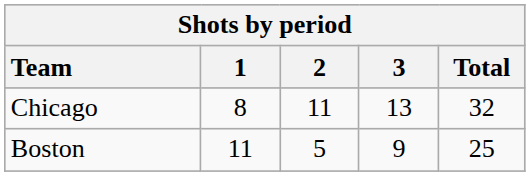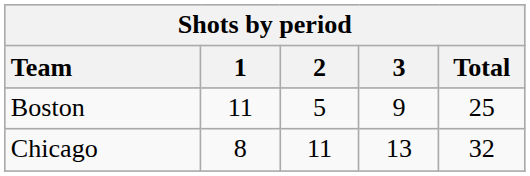rows swapped: (48, 149) <-> (54, 107)
